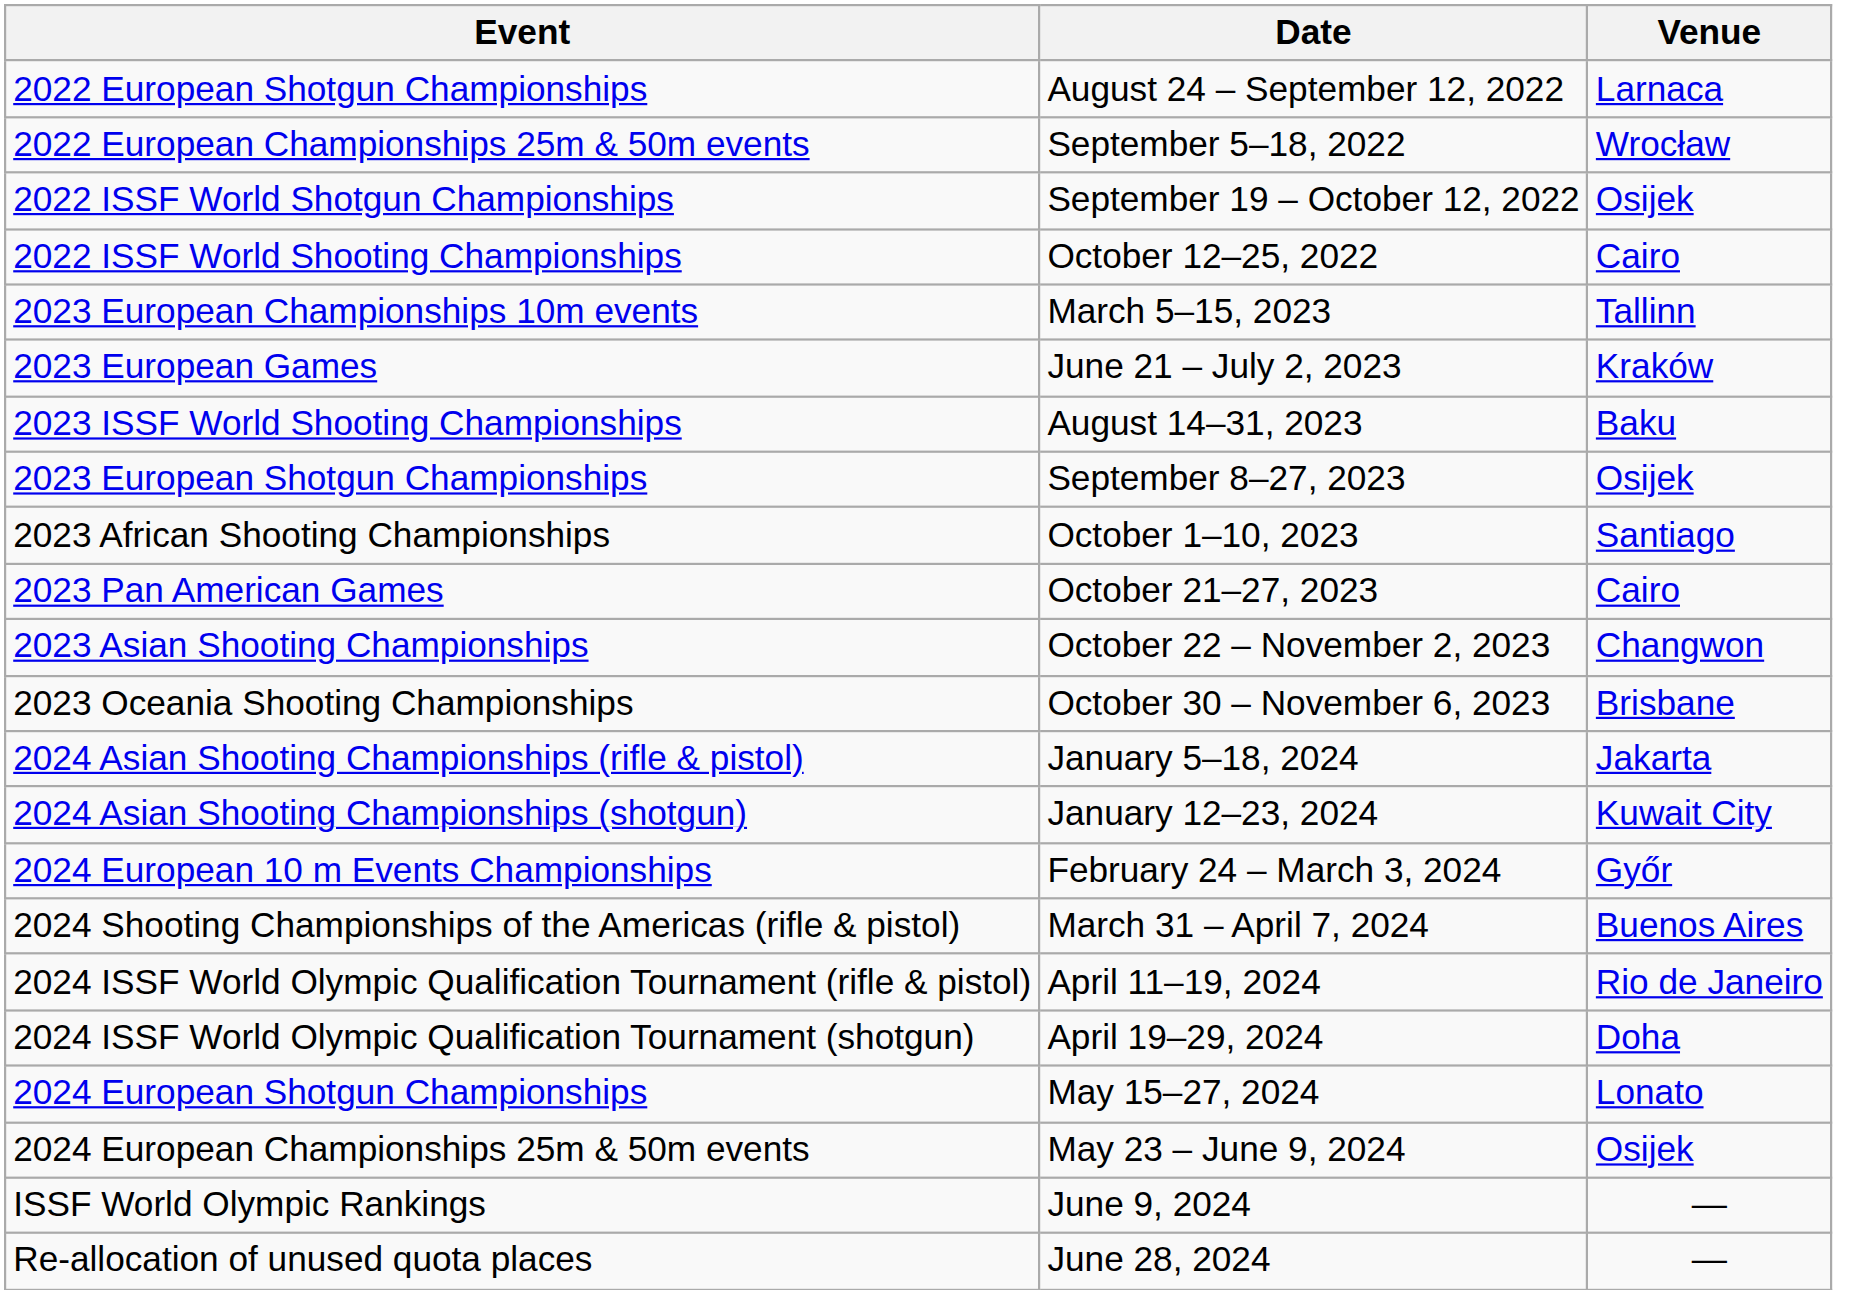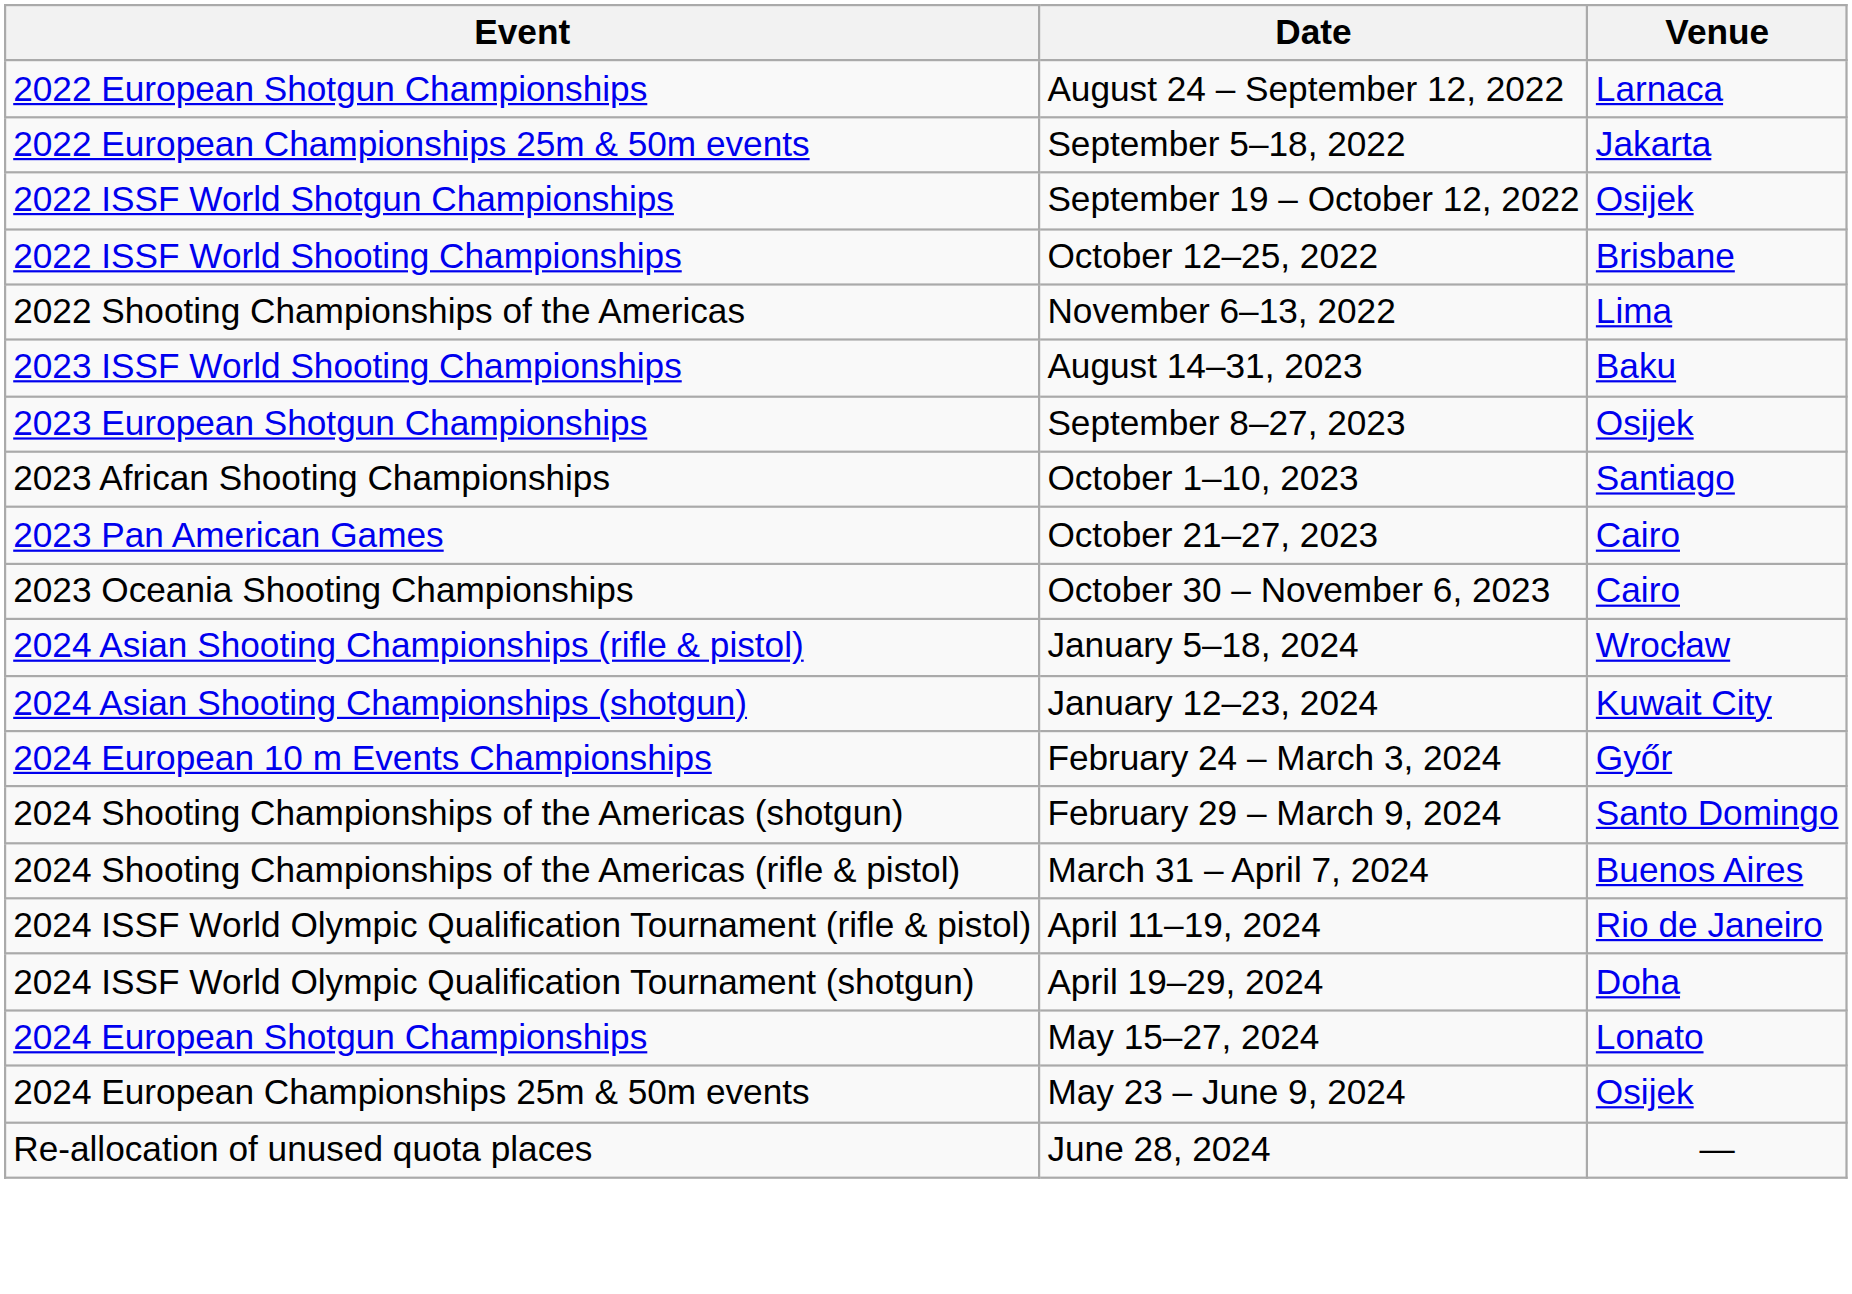(1663, 144) Wrocław -> (1654, 144) Jakarta
(1638, 255) Cairo -> (1665, 255) Brisbane
+ row: (379, 311)
- row: (356, 311)
- row: (195, 367)
- row: (301, 646)
(1665, 702) Brisbane -> (1638, 590) Cairo
(1654, 758) Jakarta -> (1663, 646) Wrocław
+ row: (458, 813)
- row: (250, 1204)
